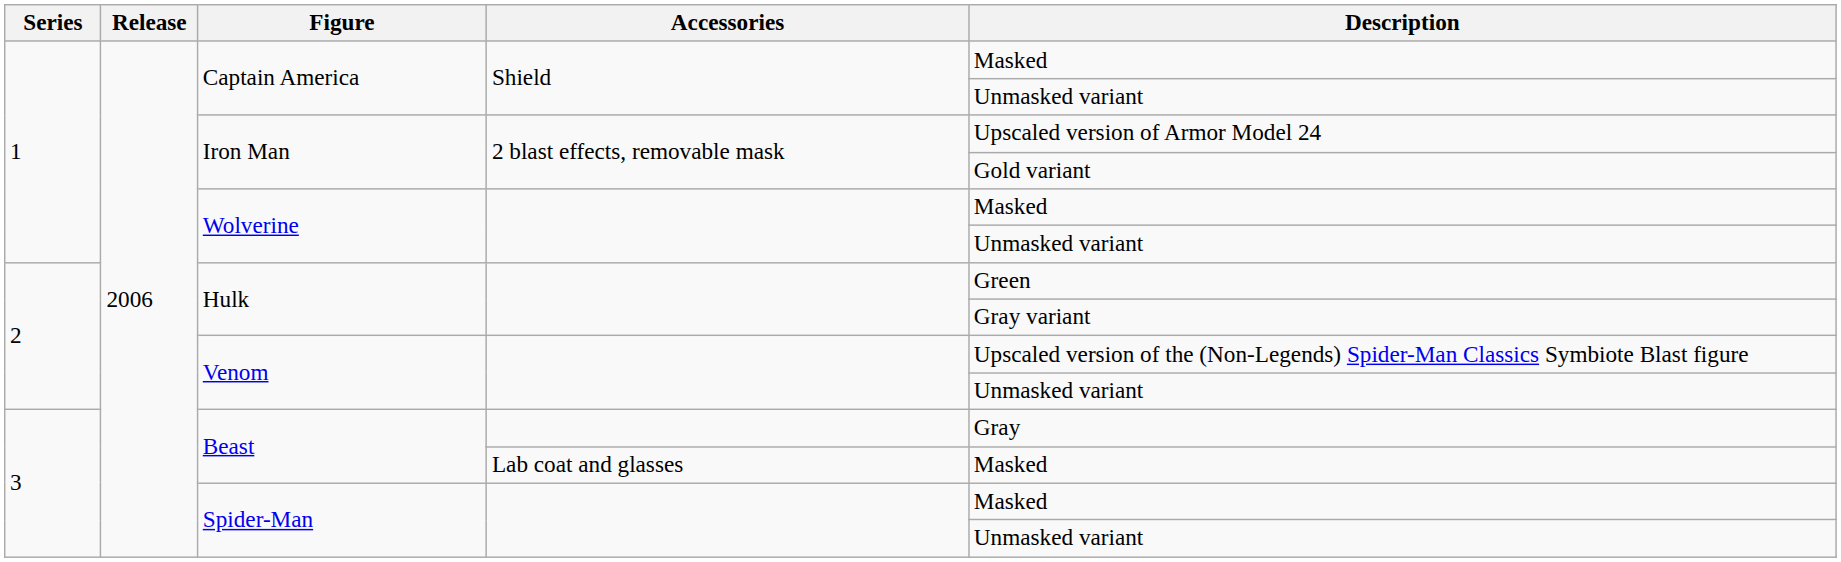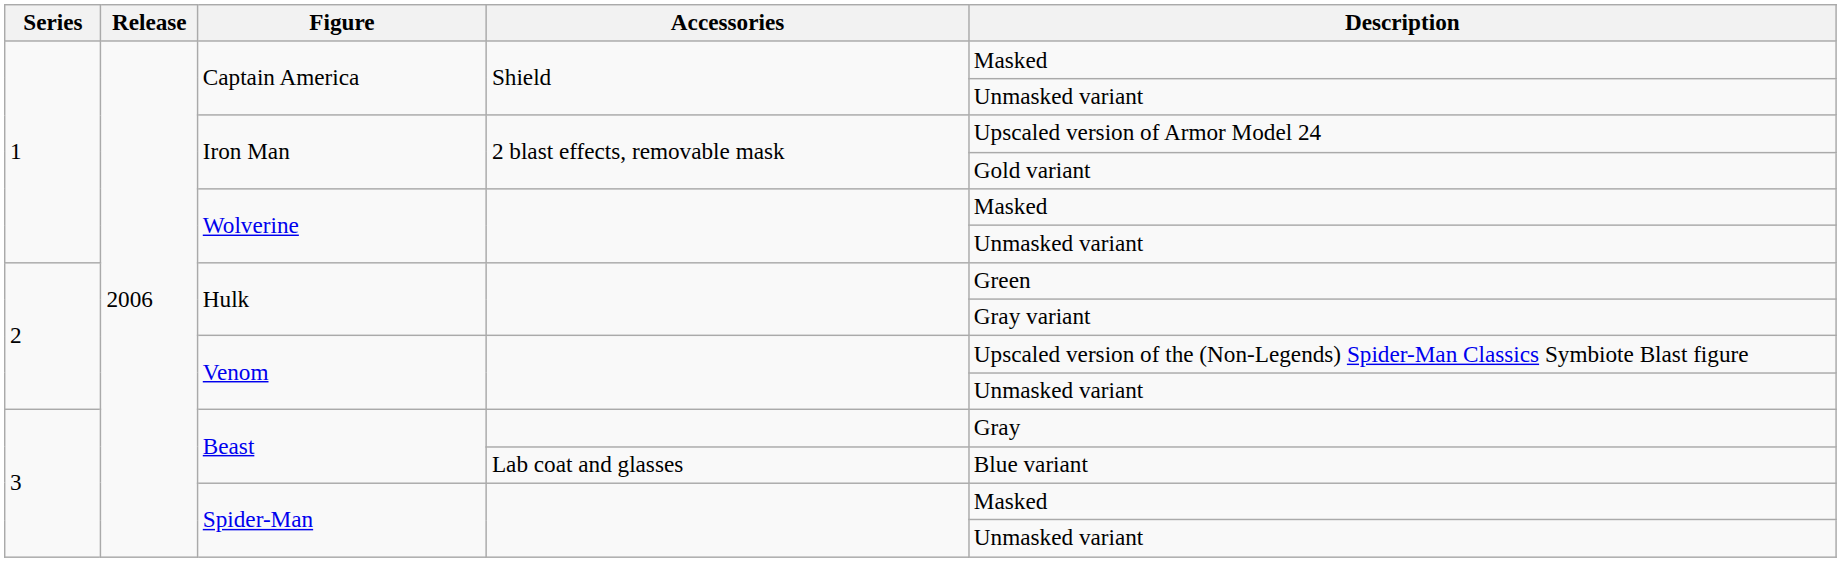(1011, 464) Masked -> (1031, 464) Blue variant
